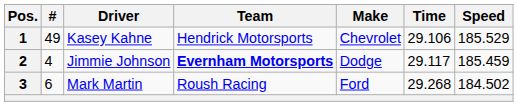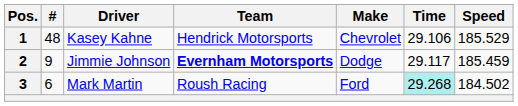(53, 39) 49 -> (53, 39) 48
(49, 61) 4 -> (49, 61) 9
(429, 84) no background -> (429, 84) paleturquoise background
